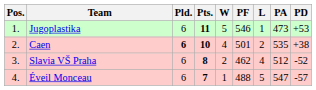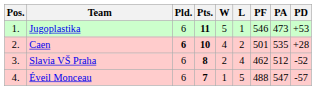columns swapped: (262, 12) <-> (243, 12)
(301, 45) +38 -> (301, 45) +28
